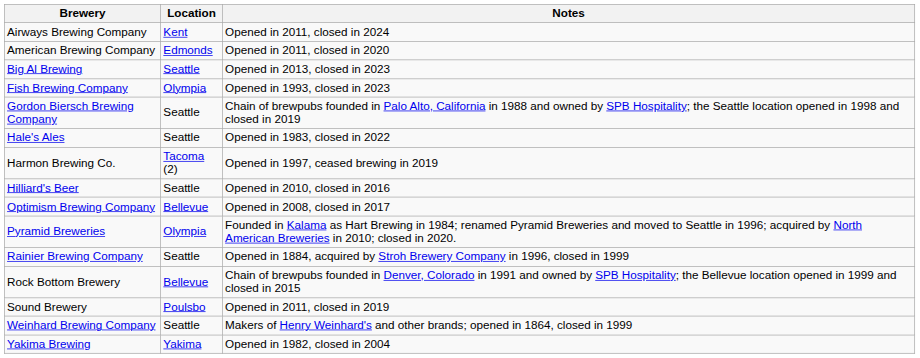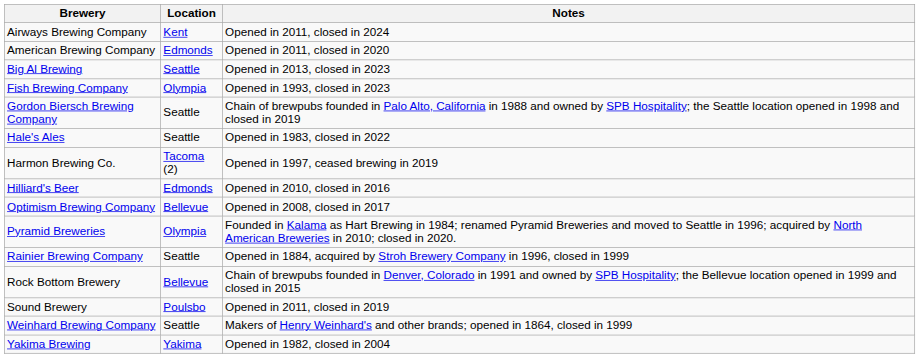(182, 188) Seattle -> (188, 188) Edmonds
